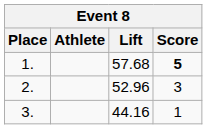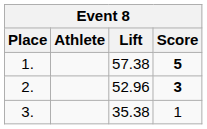(131, 64) 57.68 -> (131, 64) 57.38
(178, 87) normal -> (178, 87) bold
(131, 111) 44.16 -> (131, 111) 35.38
